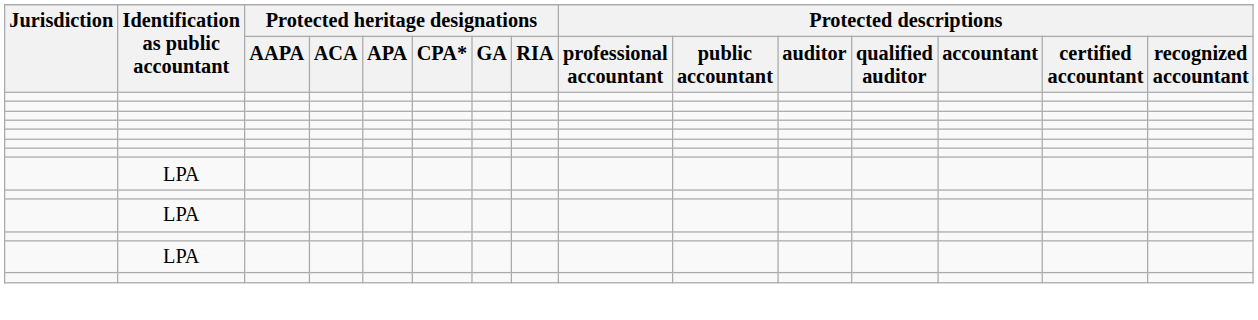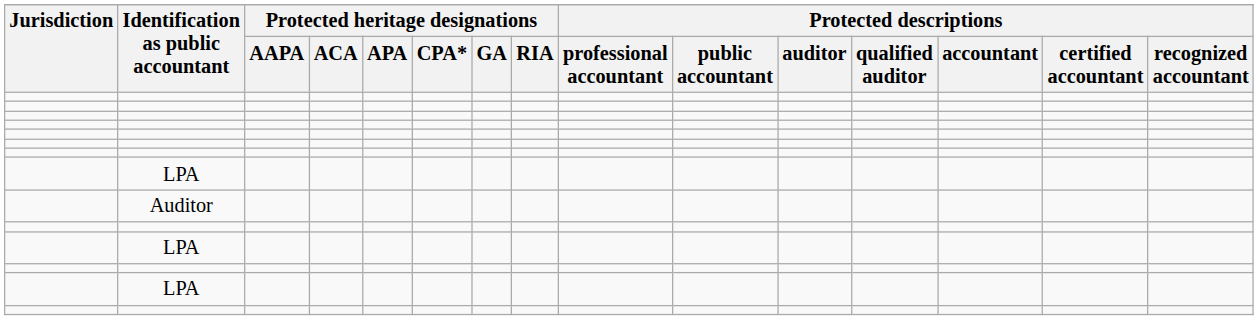+ row: (61, 206)
